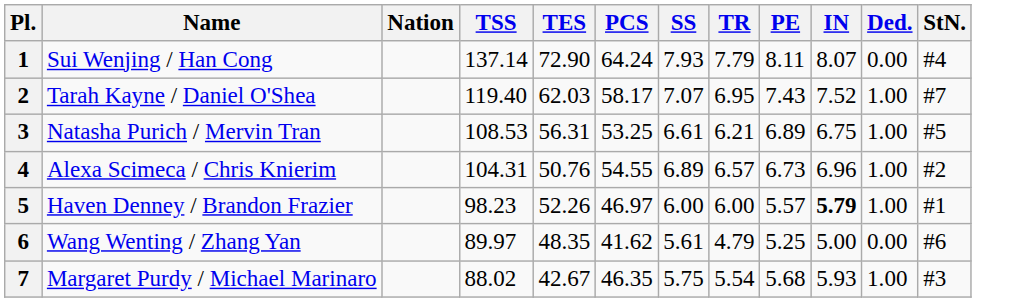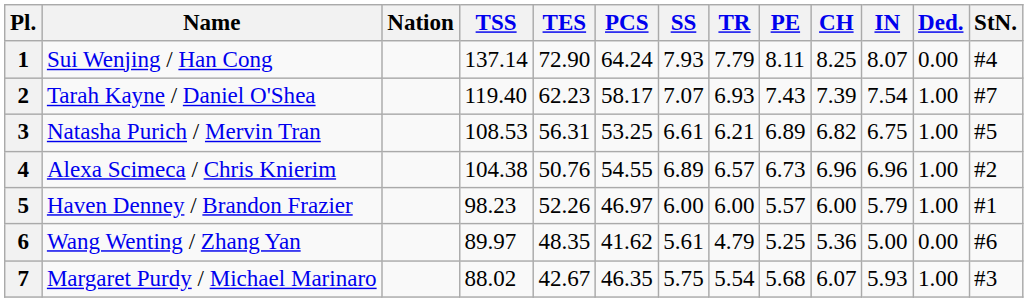+ column: (836, 22)
(564, 95) 62.03 -> (564, 95) 62.23
(734, 95) 6.95 -> (734, 95) 6.93
(836, 95) 7.52 -> (887, 95) 7.54
(496, 168) 104.31 -> (496, 168) 104.38
(836, 205) bold -> (887, 205) normal
